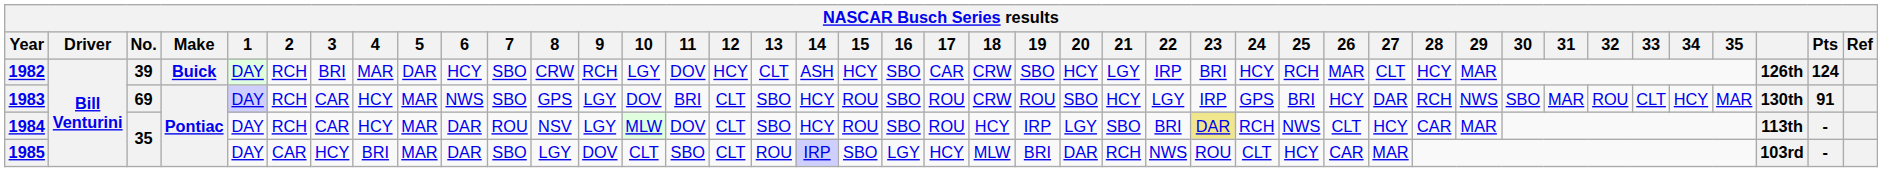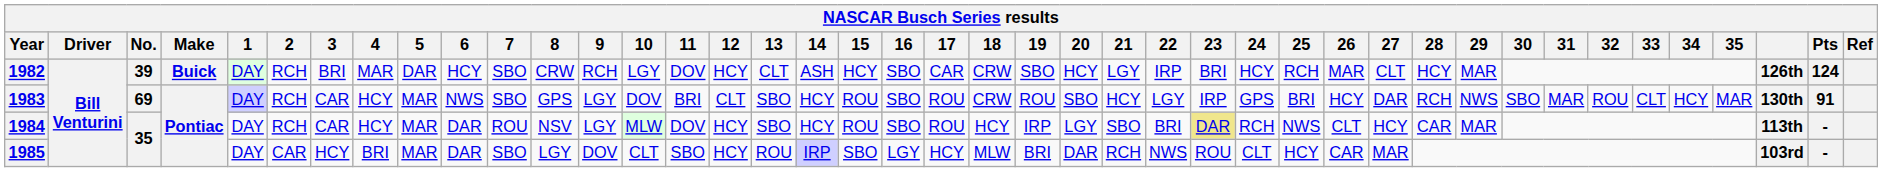(731, 126) CLT -> (731, 126) HCY
(731, 153) CLT -> (731, 153) HCY
